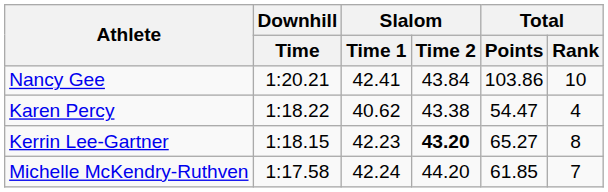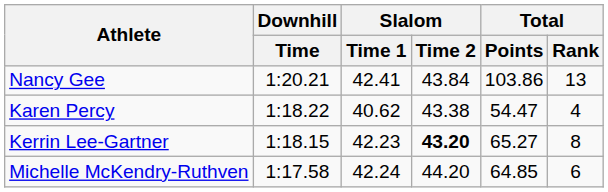(576, 81) 10 -> (576, 81) 13
(514, 171) 61.85 -> (514, 171) 64.85
(576, 171) 7 -> (576, 171) 6
